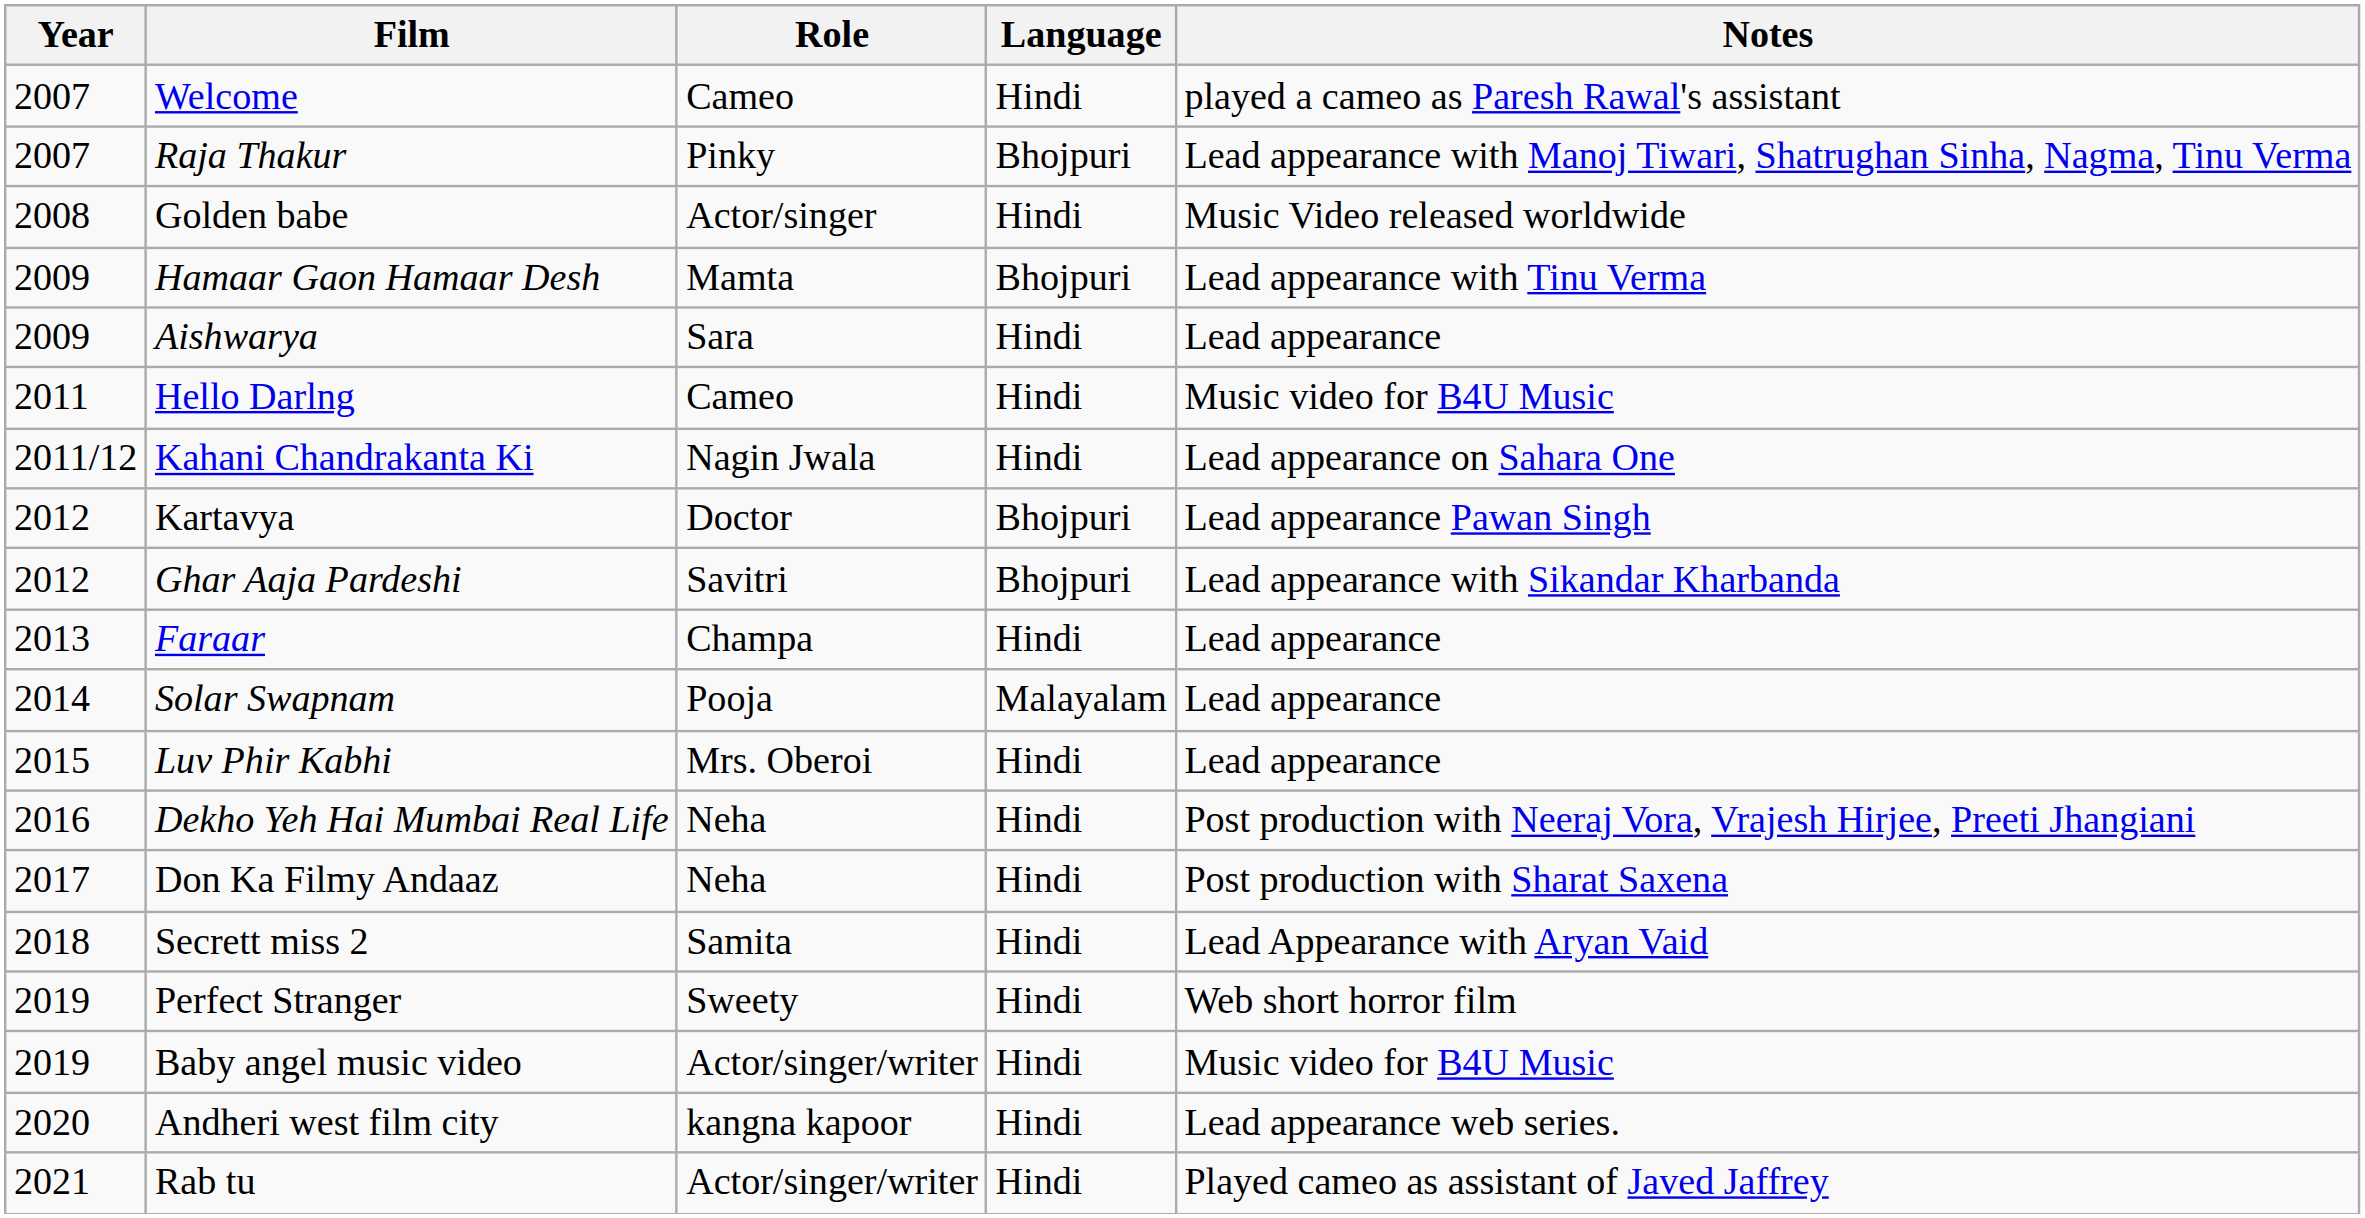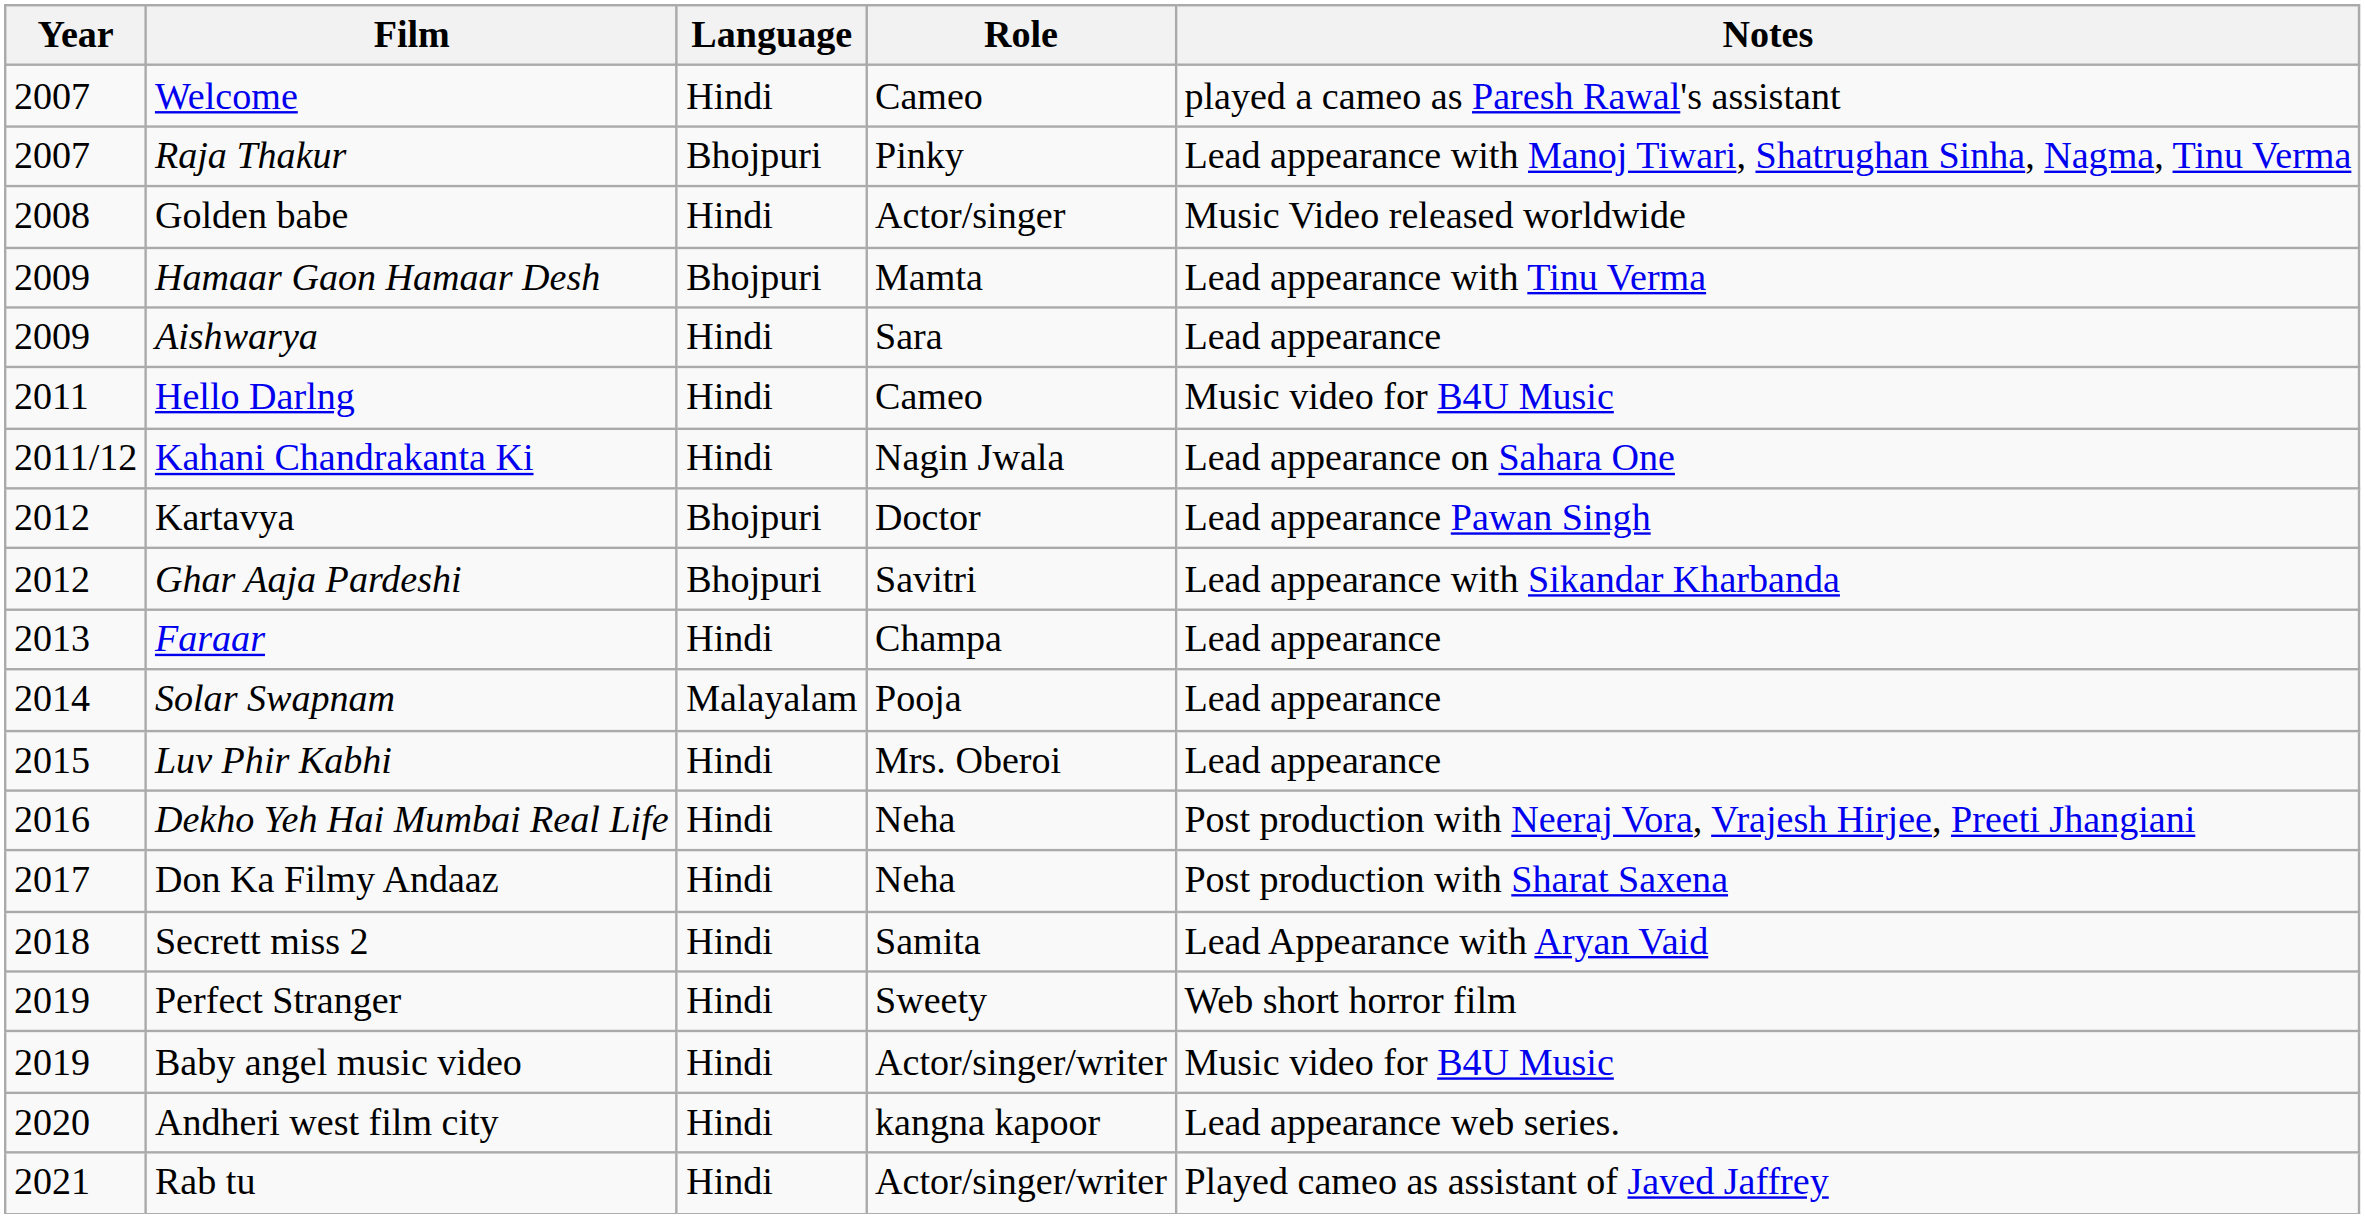columns swapped: (832, 34) <-> (1081, 34)
